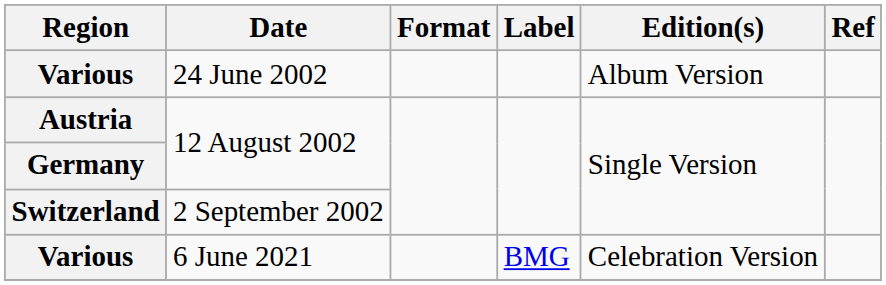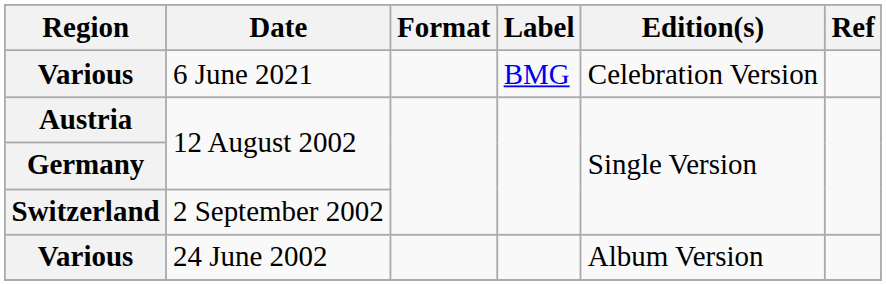rows swapped: (86, 73) <-> (86, 257)
